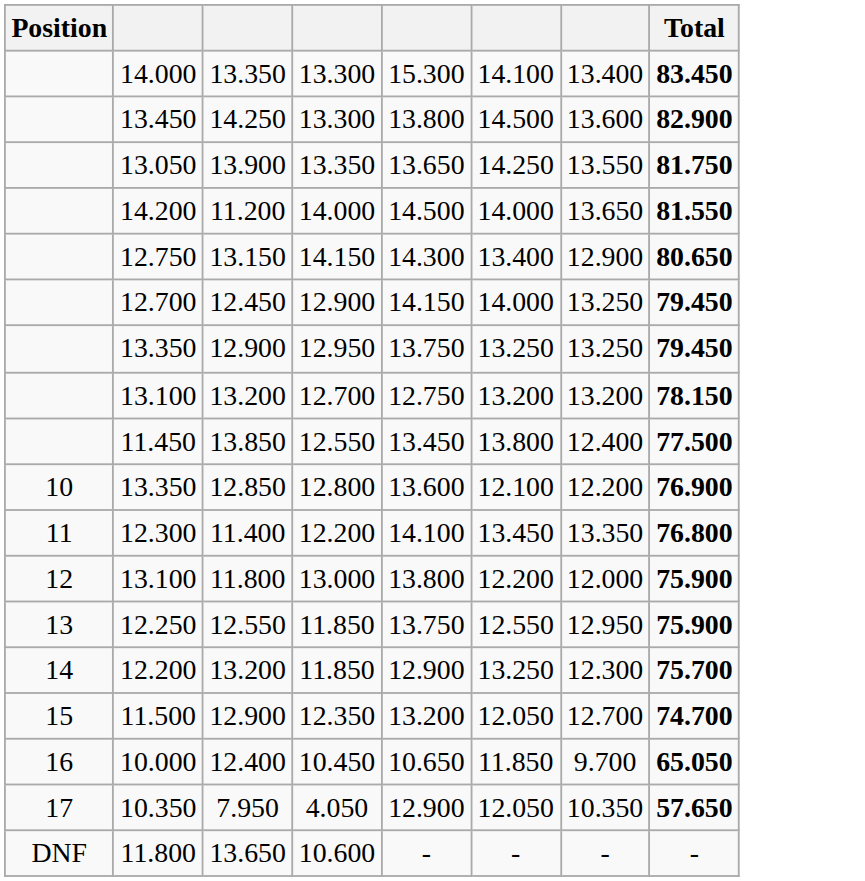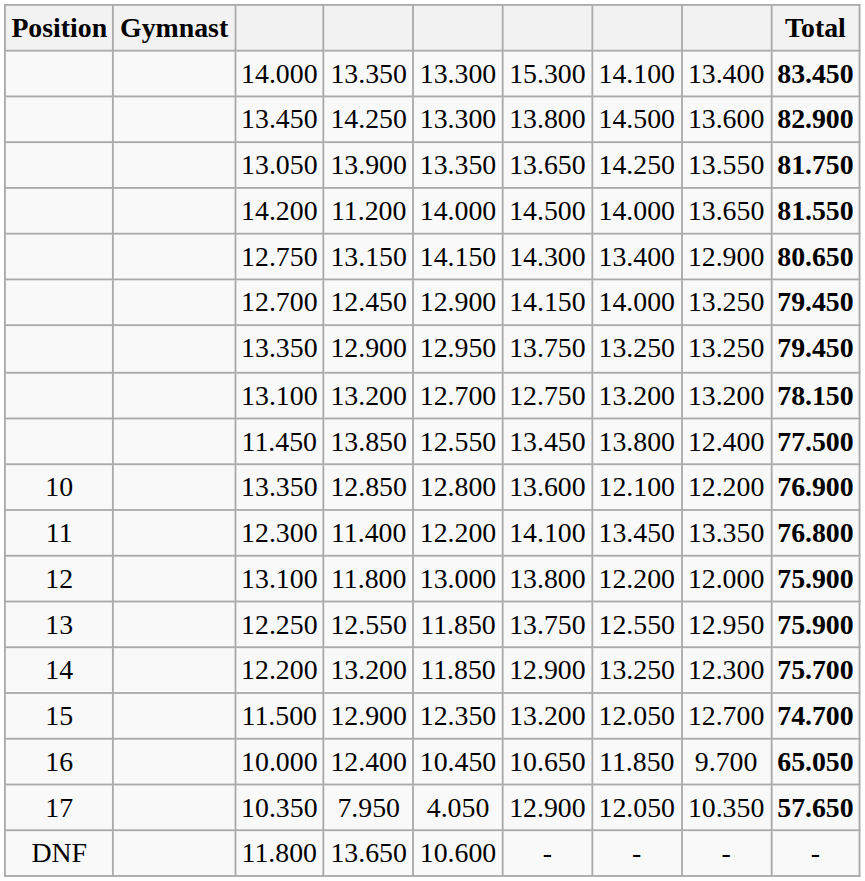+ column: (174, 27)
